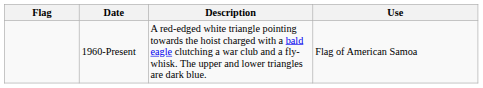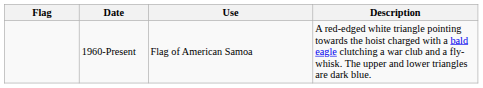columns swapped: (395, 12) <-> (231, 12)
